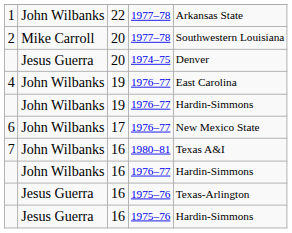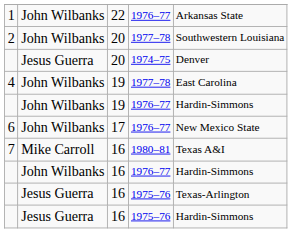(151, 15) 1977–78 -> (151, 15) 1976–77
(58, 37) Mike Carroll -> (63, 37) John Wilbanks
(151, 82) 1976–77 -> (151, 82) 1977–78
(63, 149) John Wilbanks -> (58, 149) Mike Carroll
